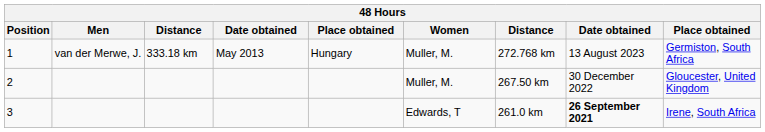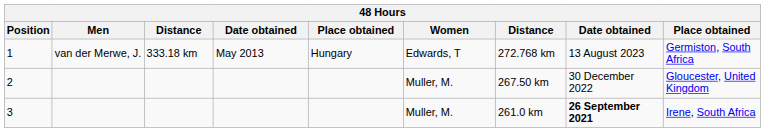(429, 53) Muller, M. -> (433, 53) Edwards, T
(433, 112) Edwards, T -> (429, 112) Muller, M.
